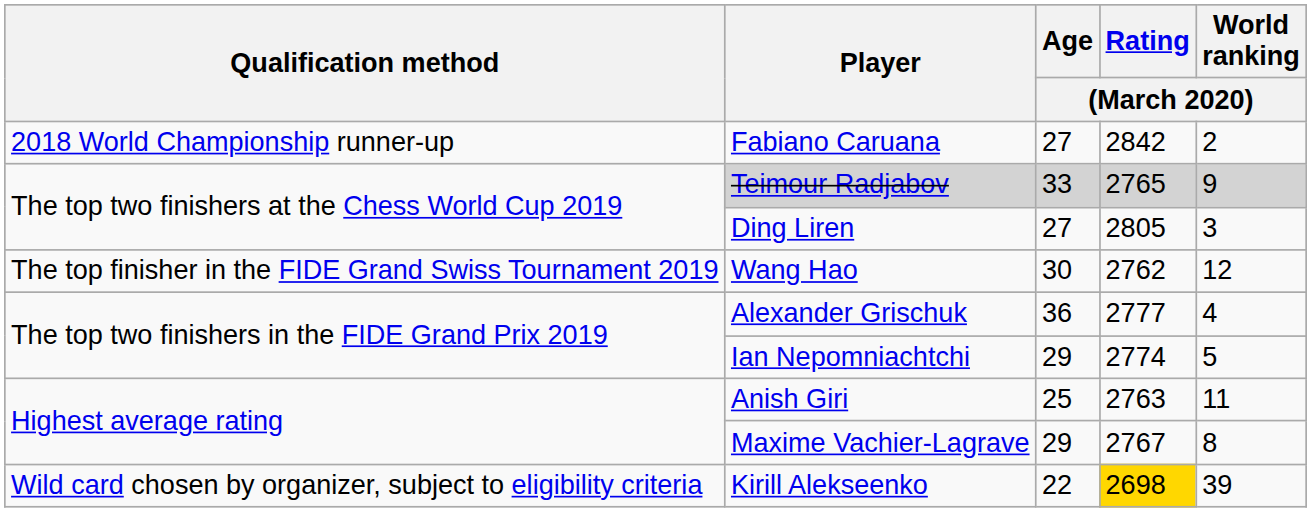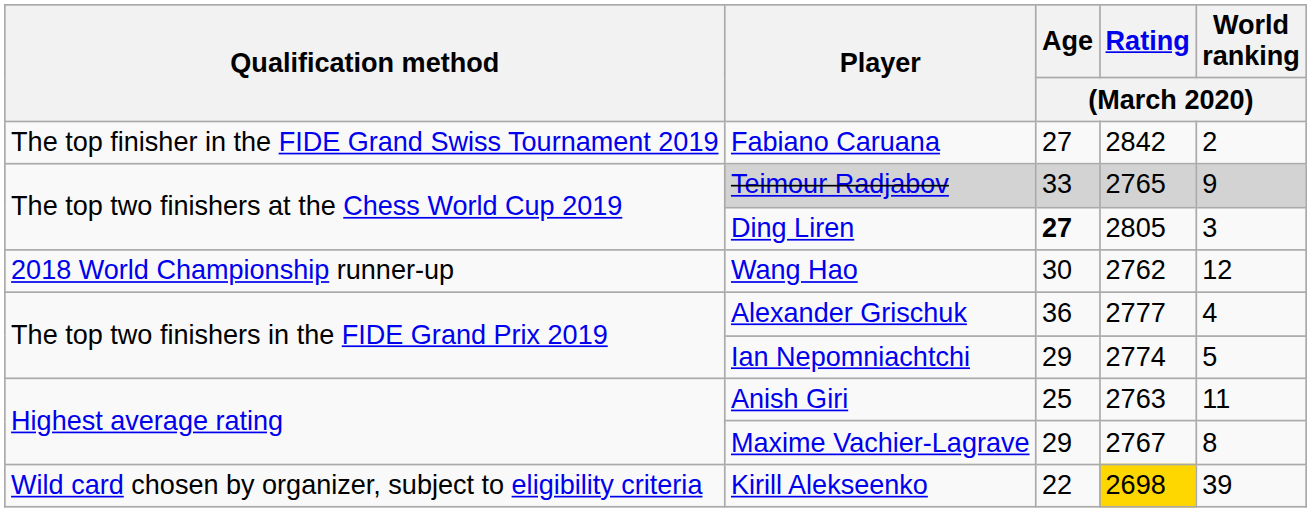(233, 142) 2018 World Championship runner-up -> (365, 142) The top finisher in the FIDE Grand Swiss Tournament 2019
(1057, 227) normal -> (1057, 227) bold
(365, 270) The top finisher in the FIDE Grand Swiss Tournament 2019 -> (233, 270) 2018 World Championship runner-up
